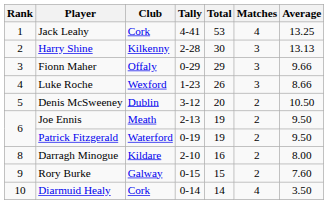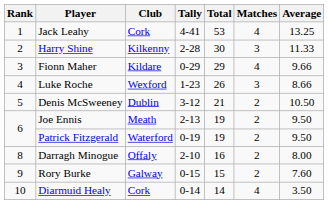(302, 48) 13.13 -> (302, 48) 11.33
(142, 66) Offaly -> (144, 66) Kildare
(257, 66) 3 -> (257, 66) 4
(219, 102) 20 -> (219, 102) 21
(144, 155) Kildare -> (142, 155) Offaly
